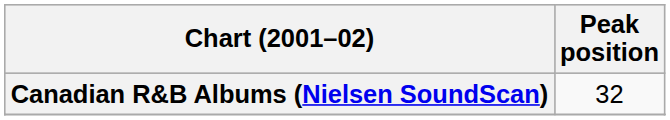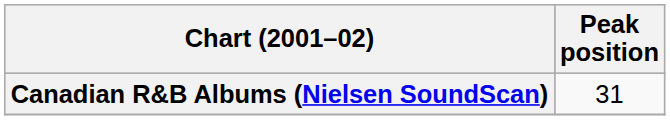(609, 93) 32 -> (609, 93) 31
